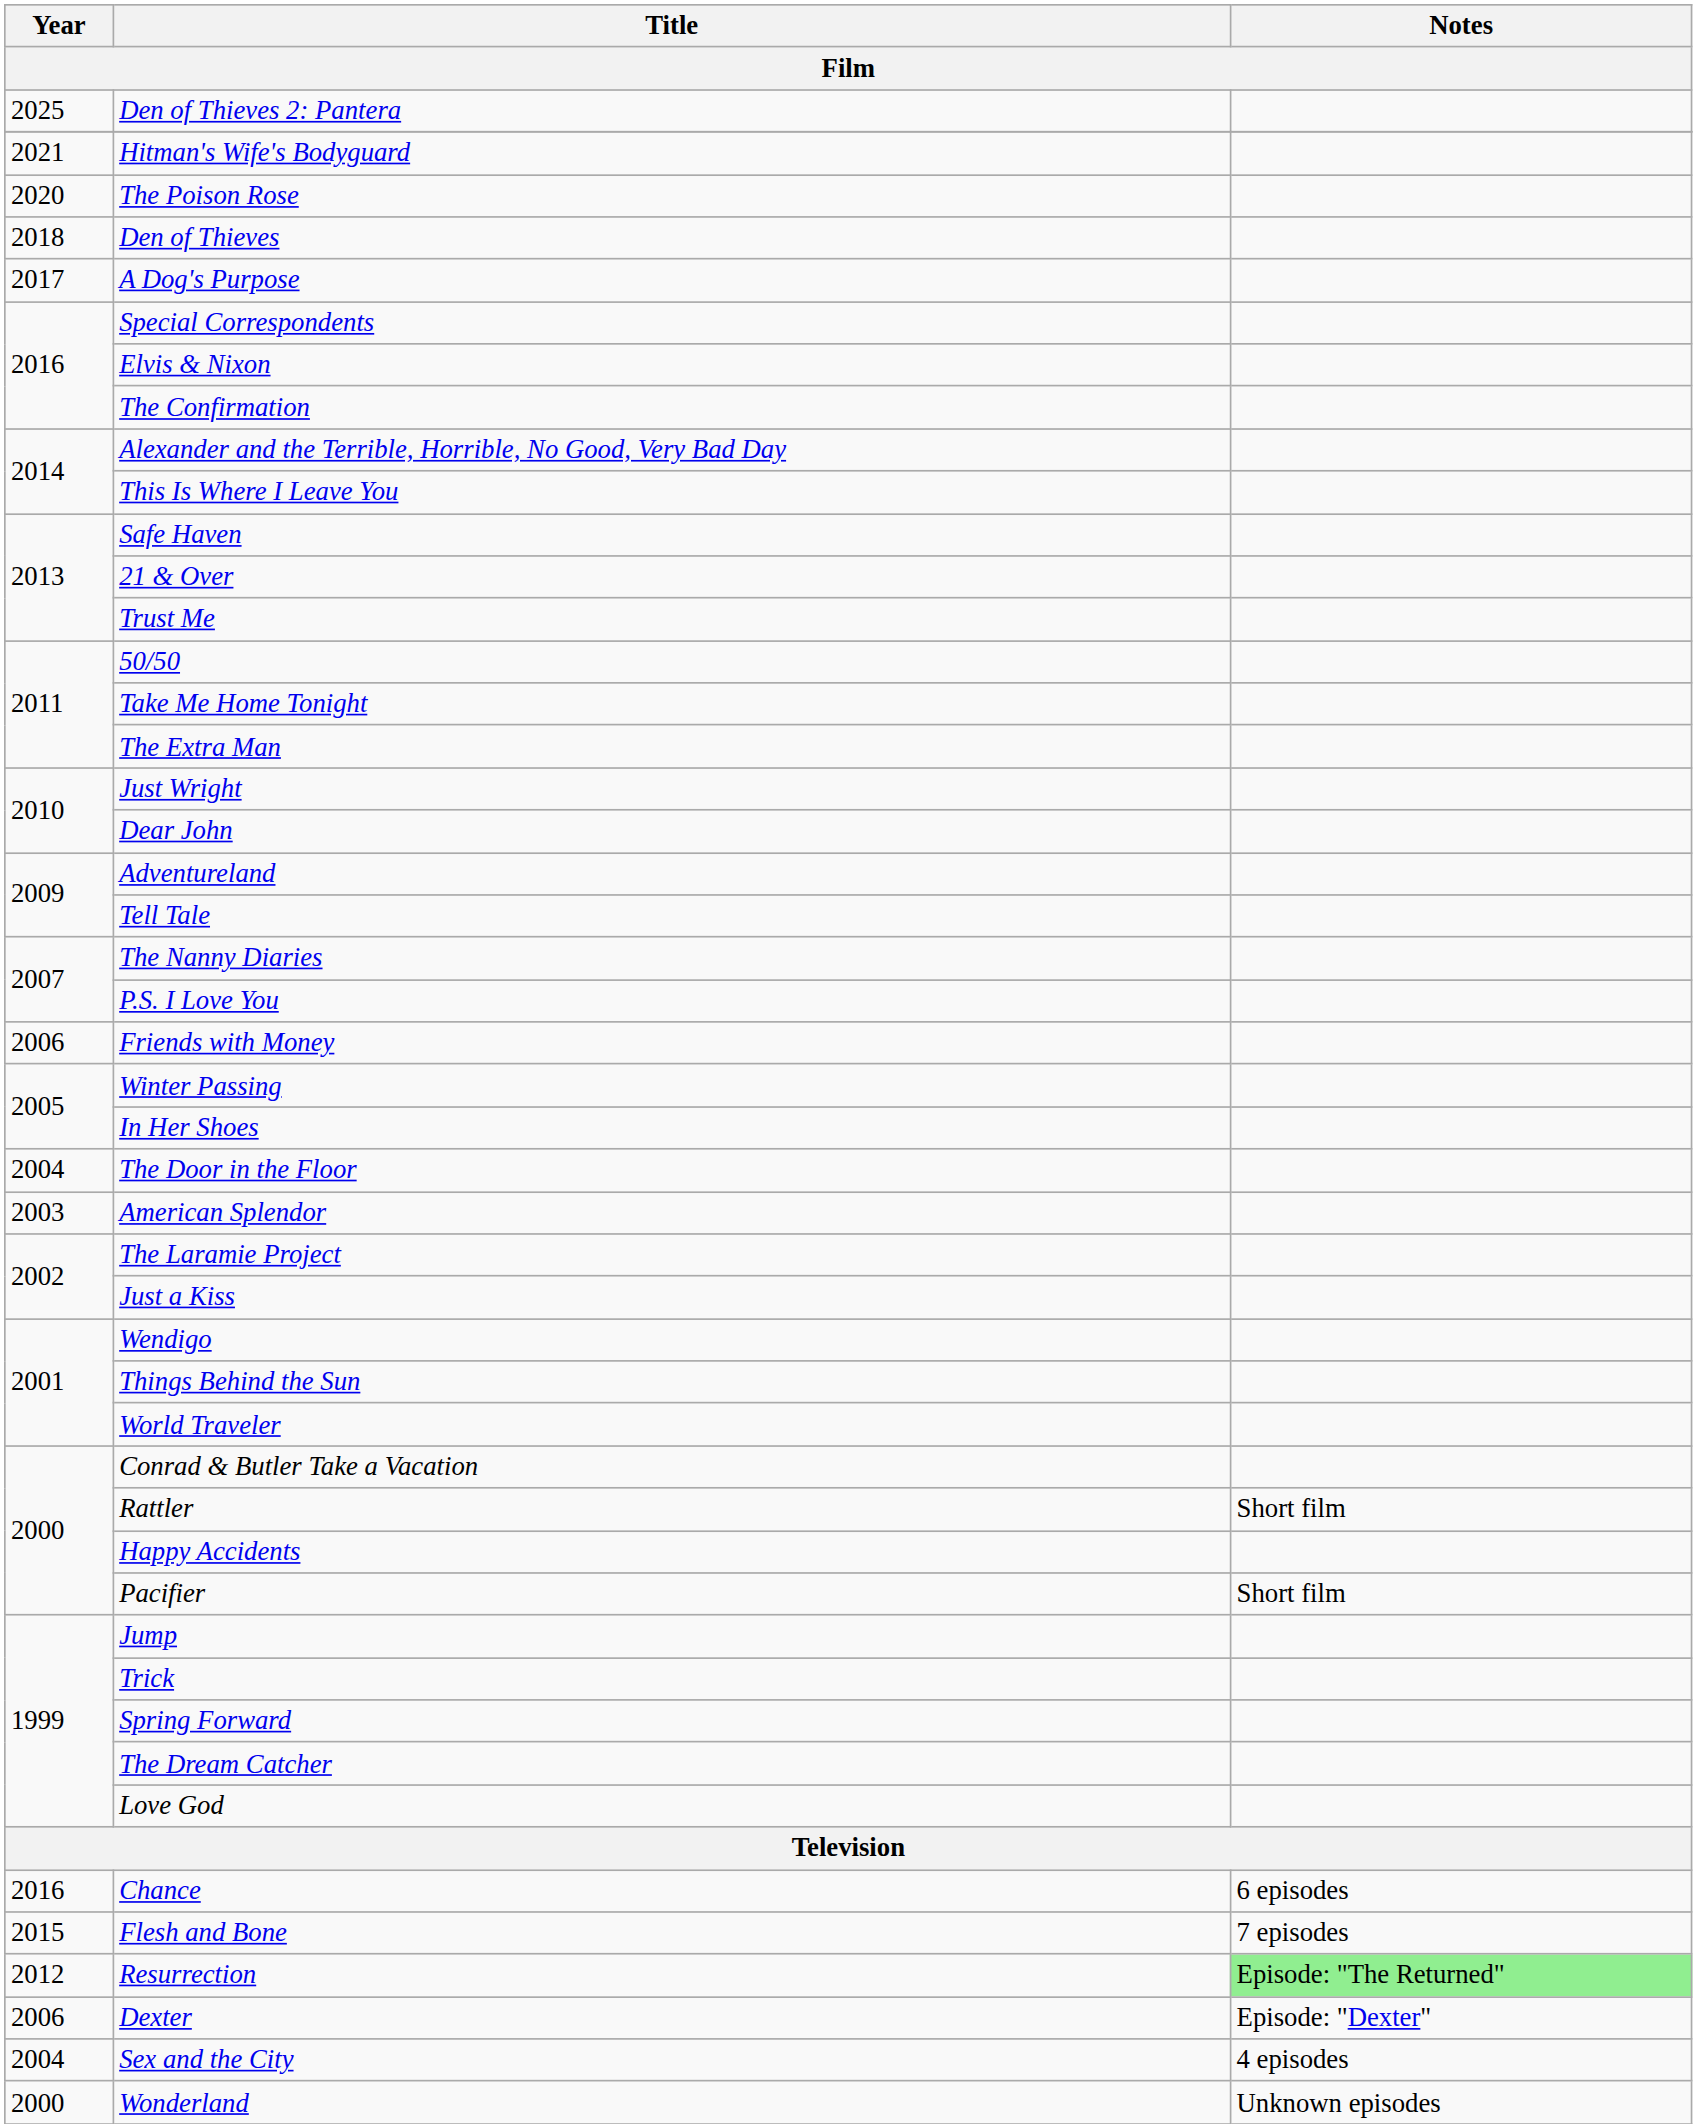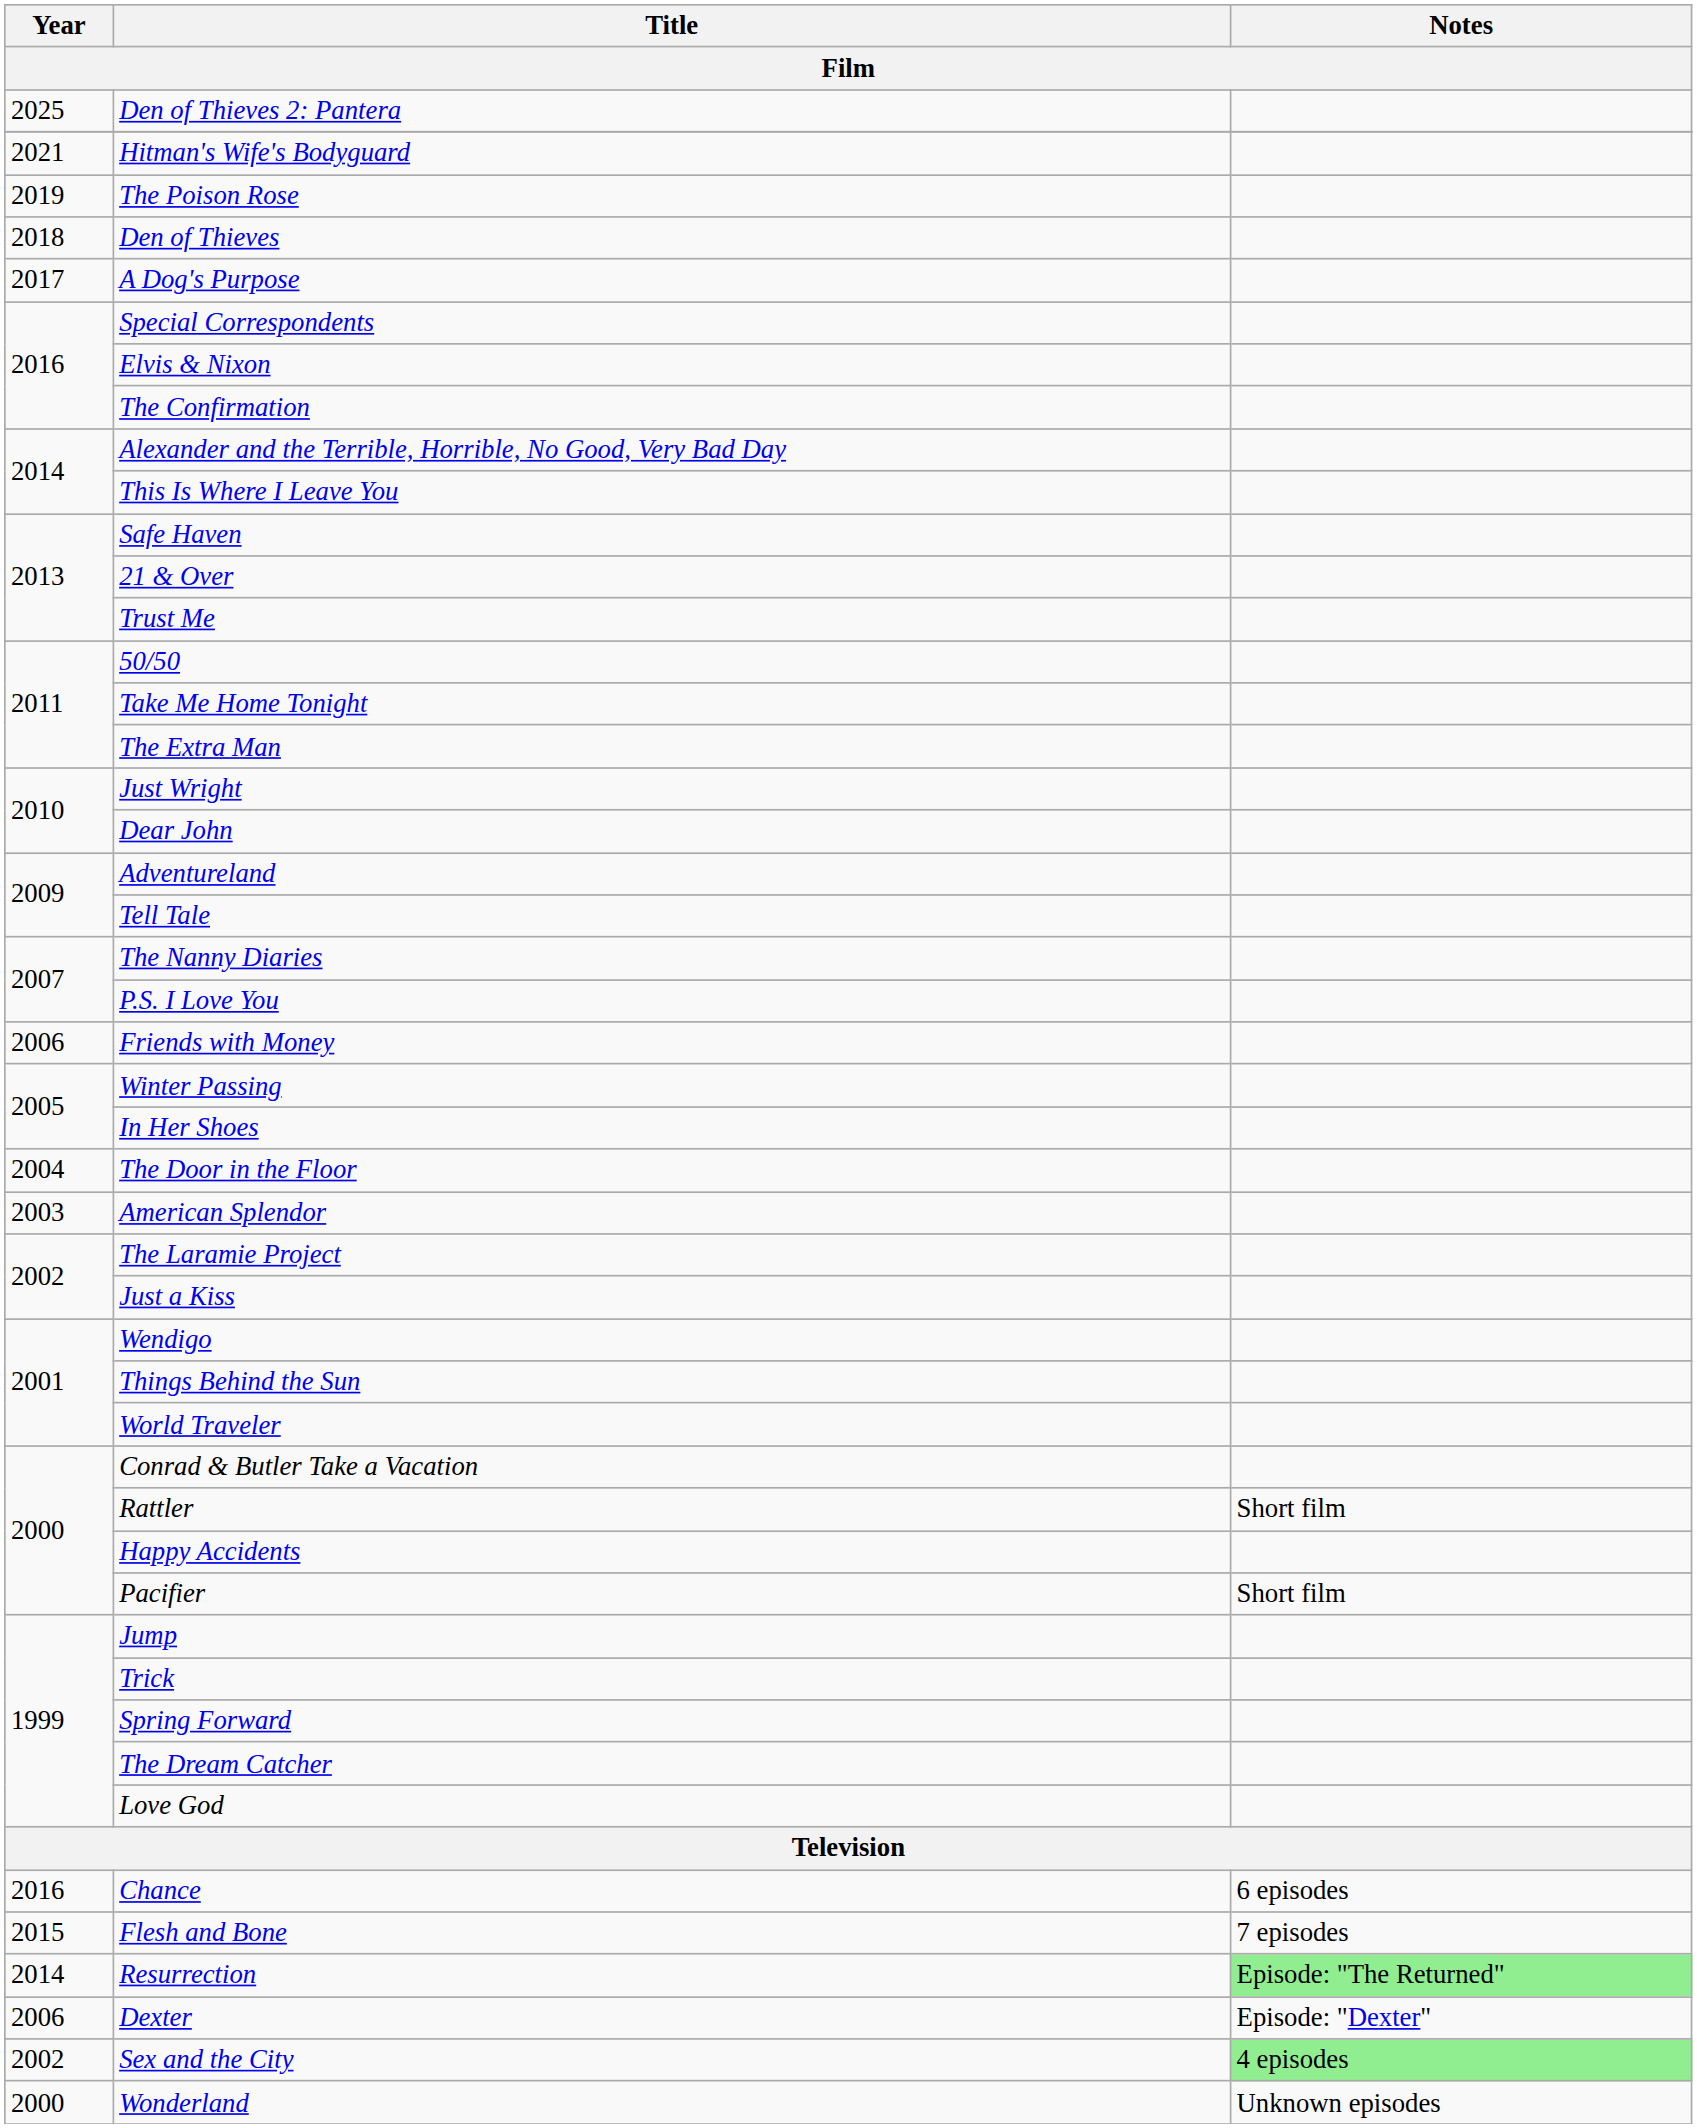(38, 195) 2020 -> (38, 195) 2019
(38, 1974) 2012 -> (38, 1974) 2014
(38, 2059) 2004 -> (38, 2059) 2002
(1293, 2059) no background -> (1293, 2059) lightgreen background
